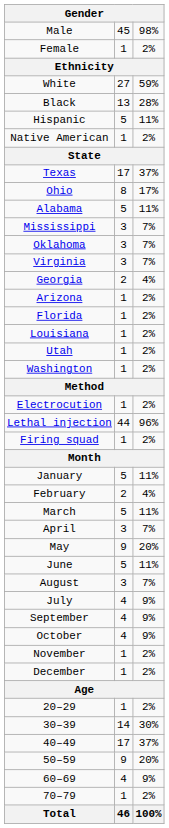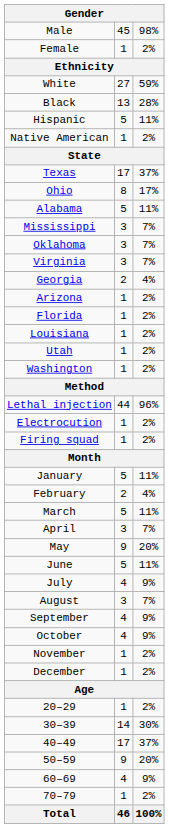rows swapped: (59, 423) <-> (59, 405)
rows swapped: (59, 601) <-> (59, 583)
